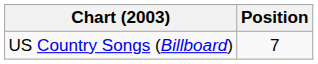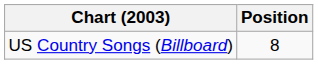(275, 45) 7 -> (275, 45) 8
